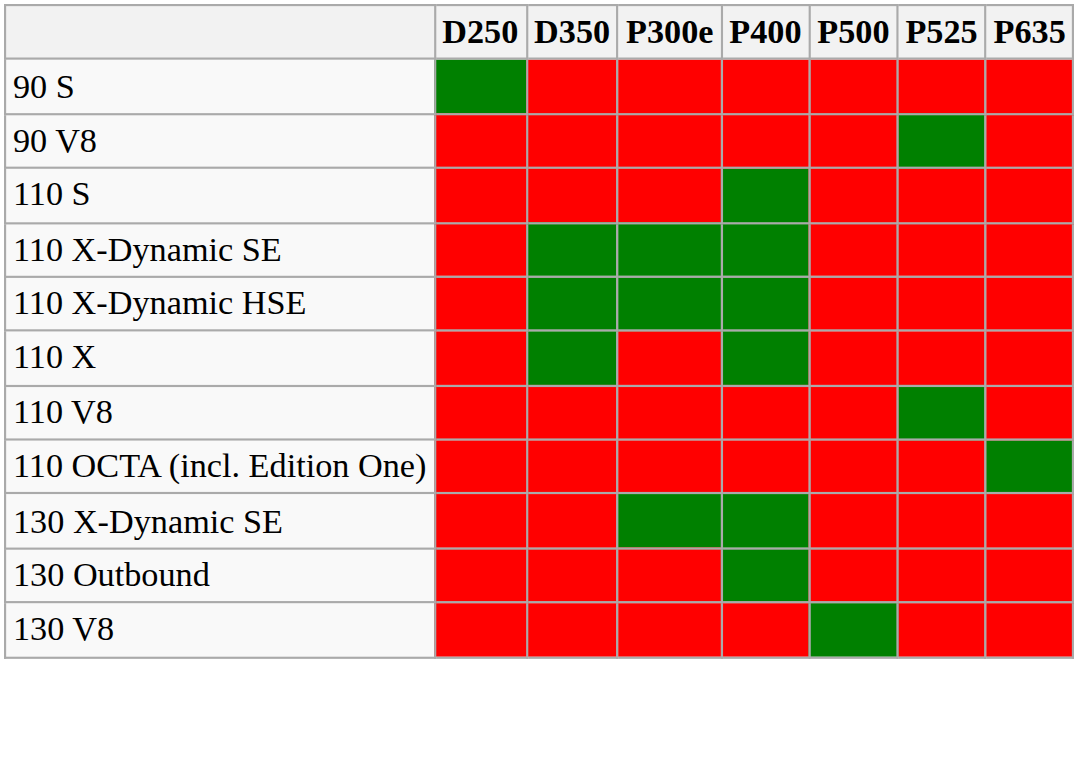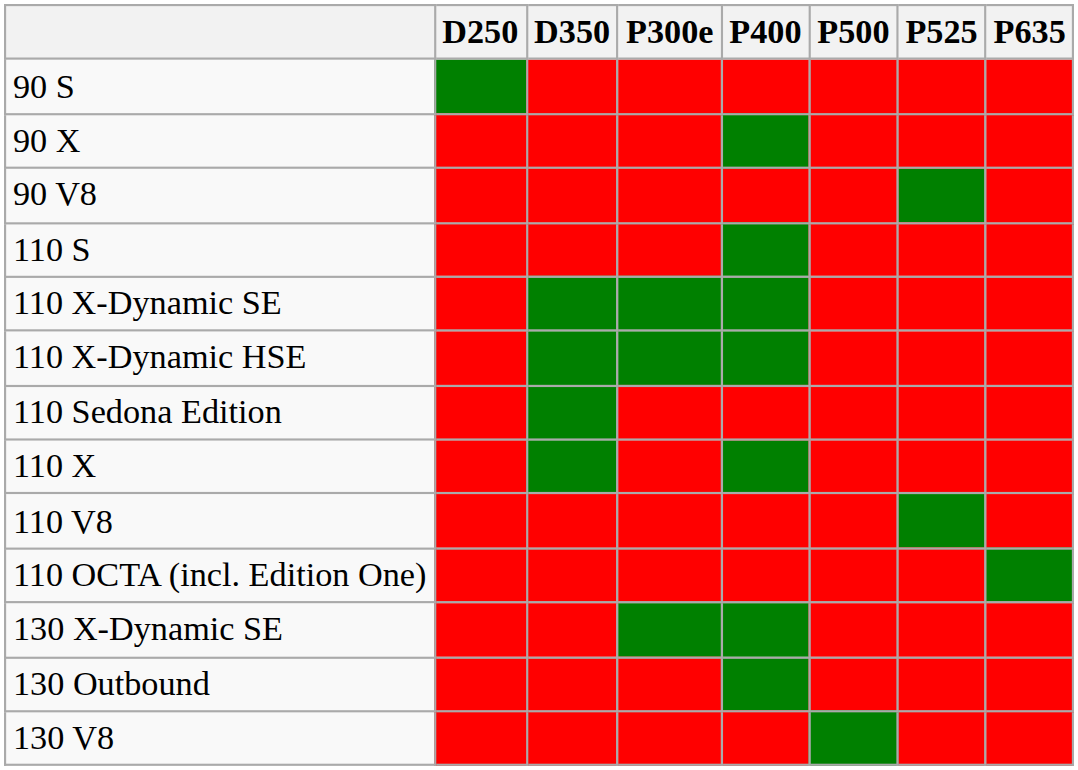+ row: (47, 140)
+ row: (147, 411)
